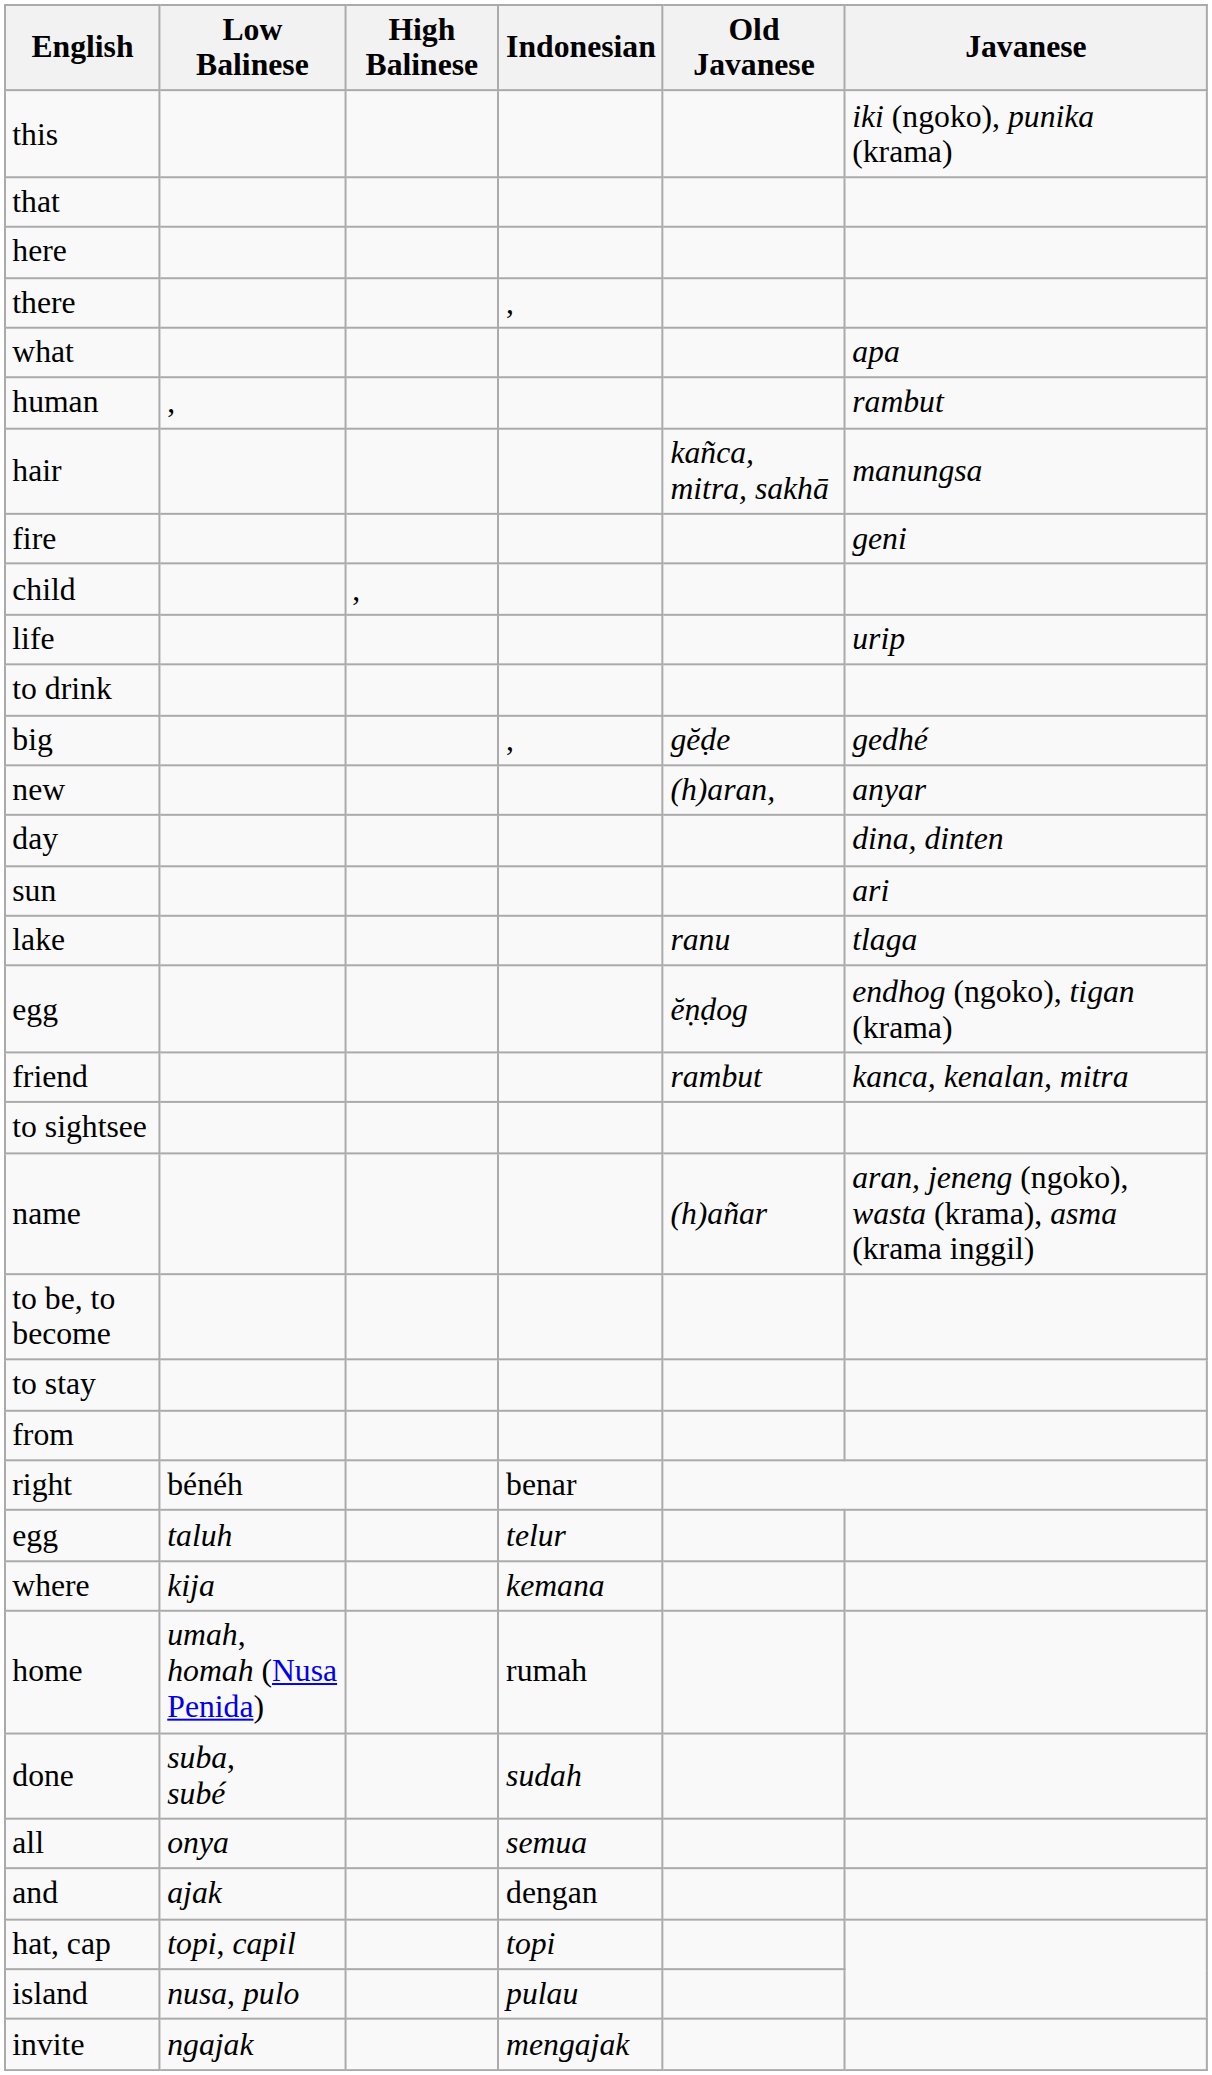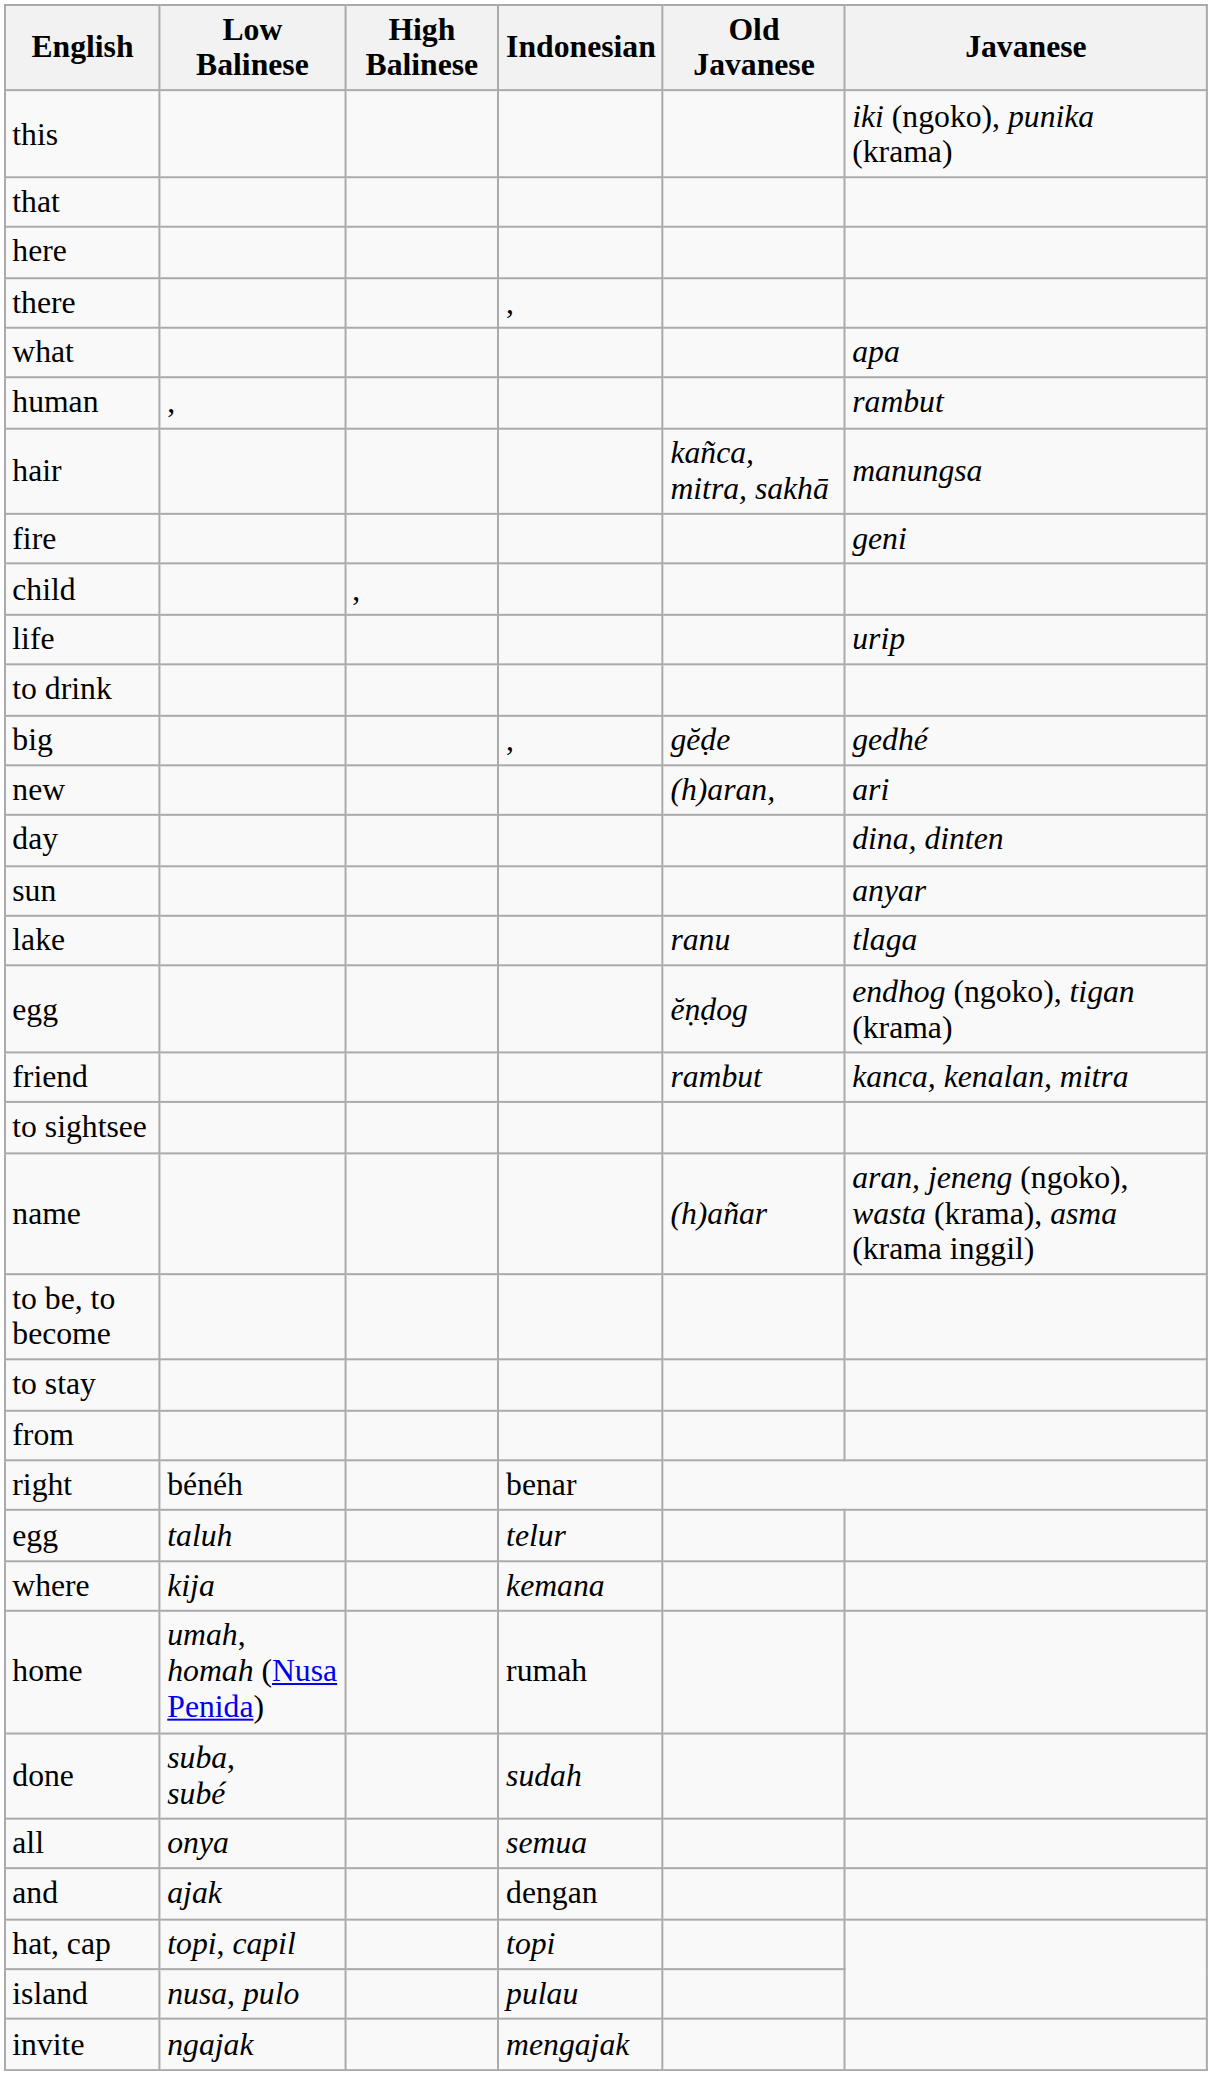(889, 789) anyar -> (871, 789) ari
(871, 890) ari -> (889, 890) anyar
